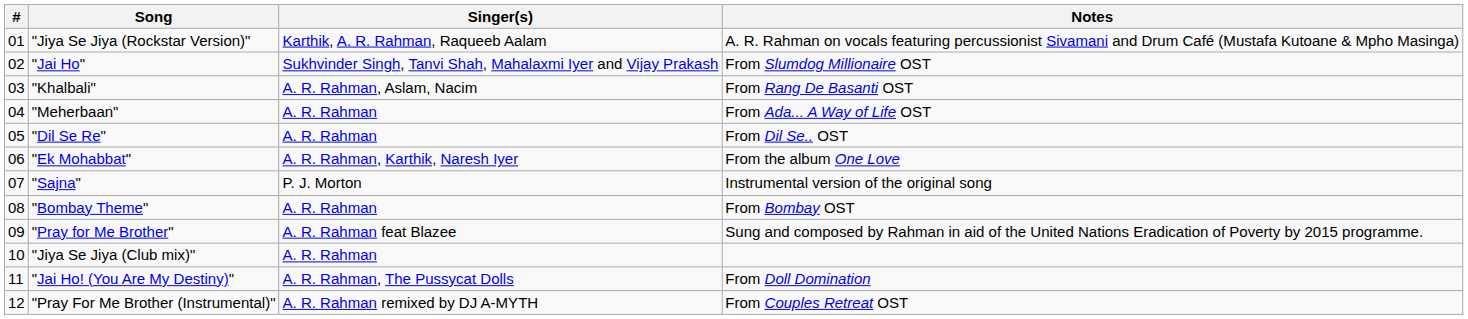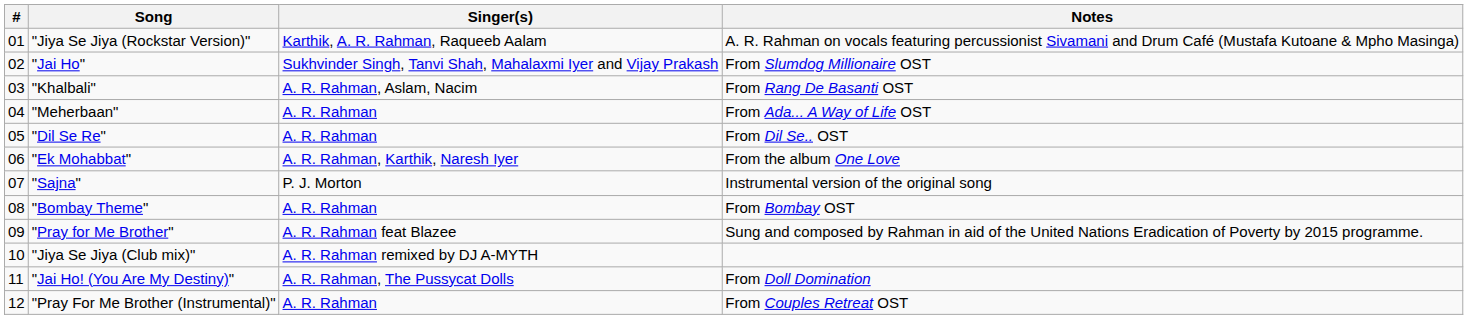(330, 255) A. R. Rahman -> (410, 255) A. R. Rahman remixed by DJ A-MYTH
(410, 302) A. R. Rahman remixed by DJ A-MYTH -> (330, 302) A. R. Rahman
